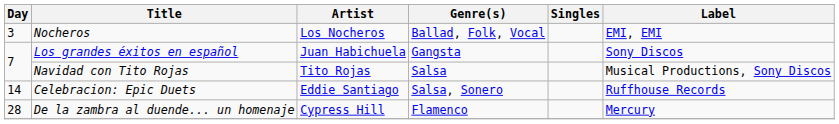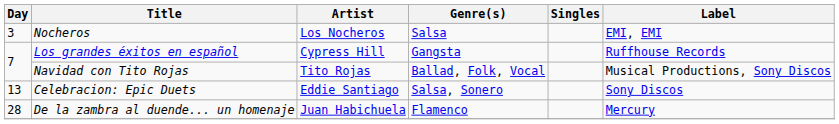(478, 33) Ballad, Folk, Vocal -> (429, 33) Salsa
(353, 52) Juan Habichuela -> (342, 52) Cypress Hill
(644, 52) Sony Discos -> (666, 52) Ruffhouse Records
(429, 71) Salsa -> (478, 71) Ballad, Folk, Vocal
(14, 90) 14 -> (14, 90) 13
(666, 90) Ruffhouse Records -> (644, 90) Sony Discos
(342, 109) Cypress Hill -> (353, 109) Juan Habichuela
